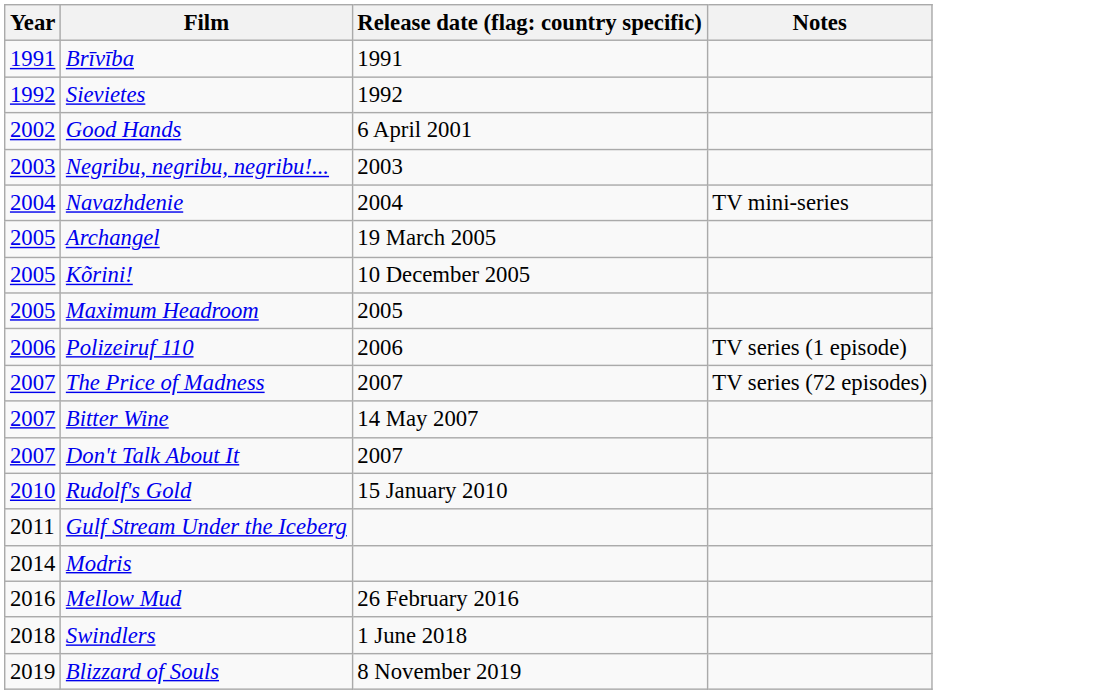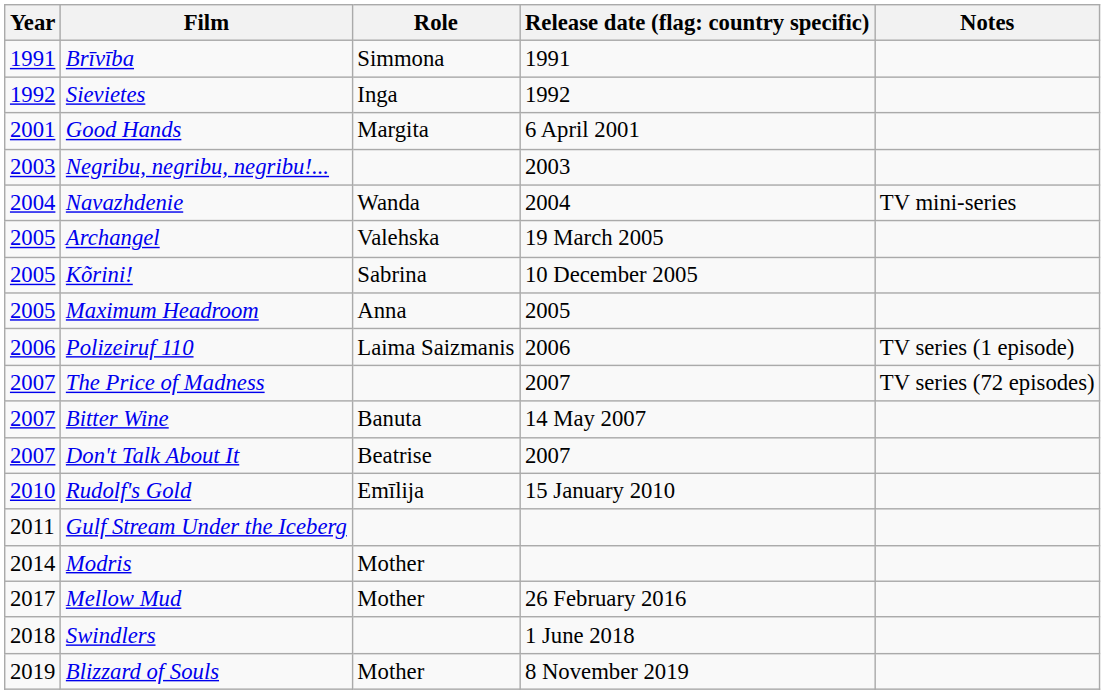+ column: (436, 22)
(33, 130) 2002 -> (33, 130) 2001
(33, 599) 2016 -> (33, 599) 2017
